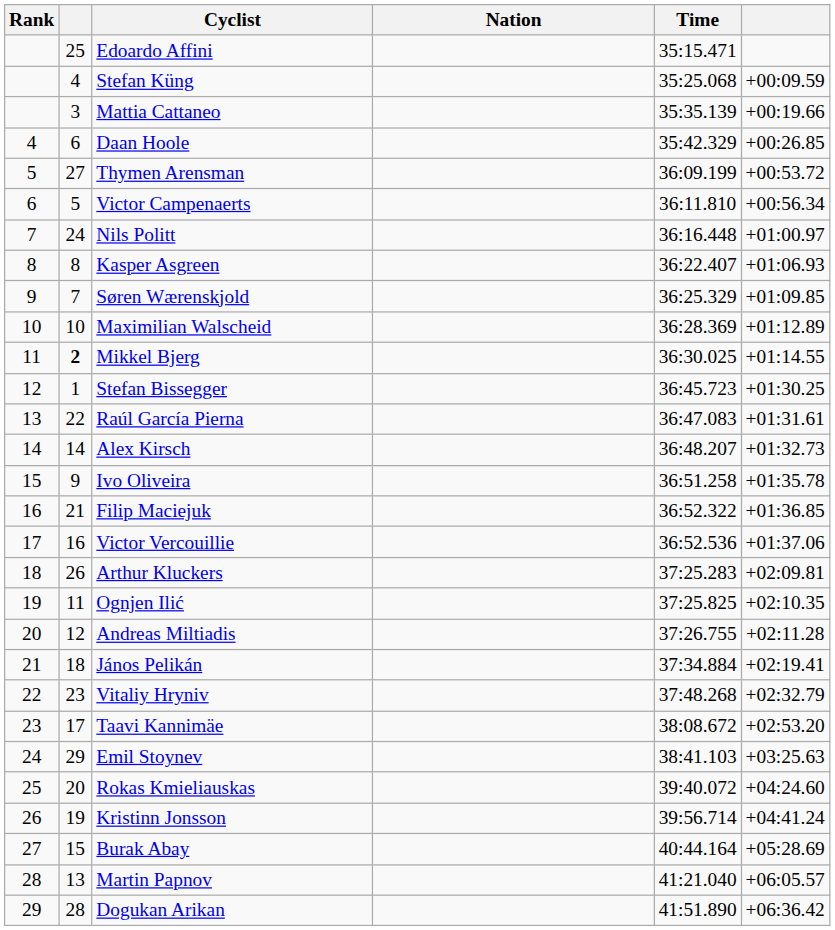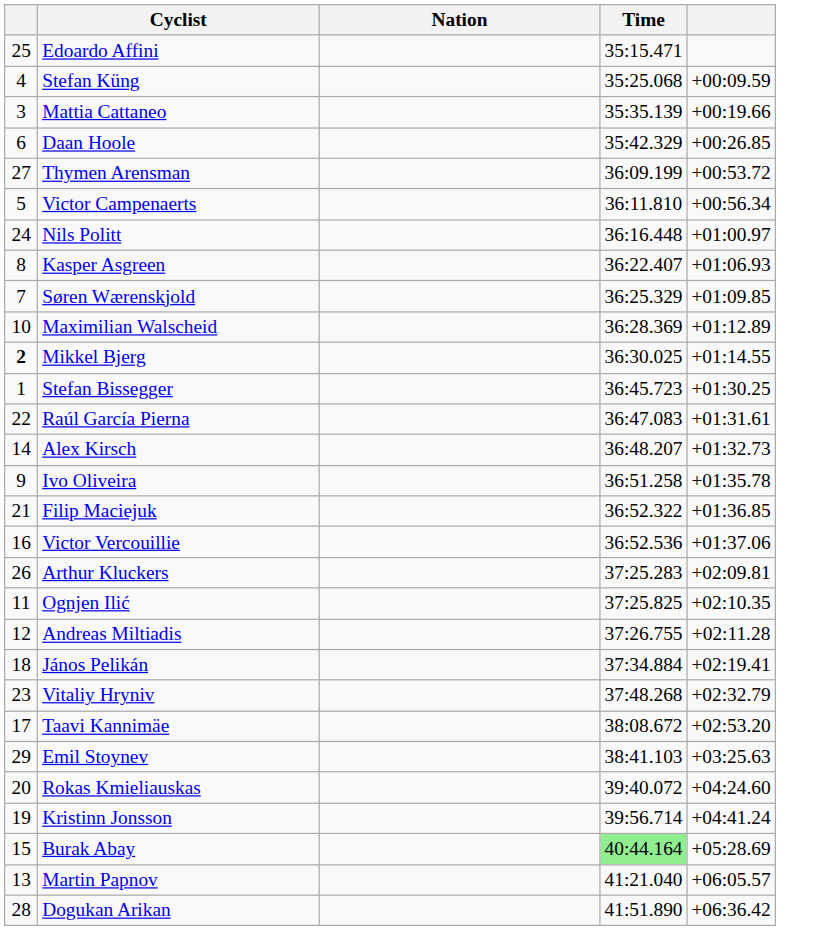- column: (32, 19)
(698, 848) no background -> (644, 848) lightgreen background
